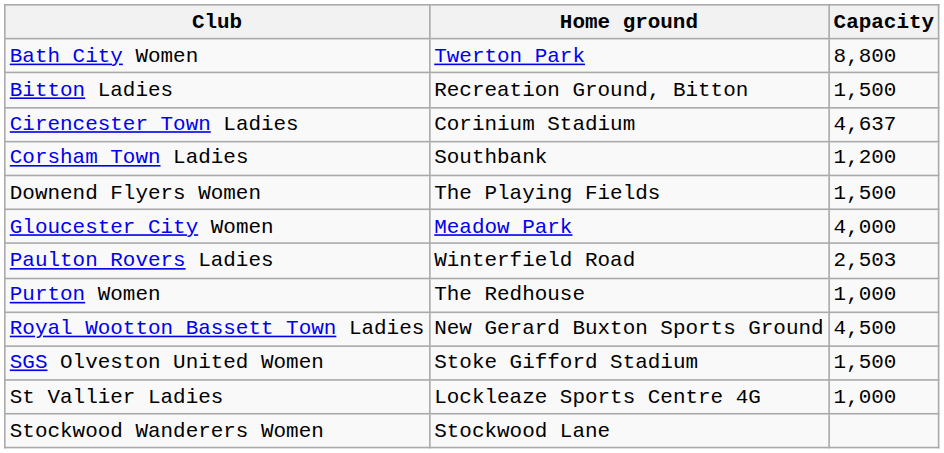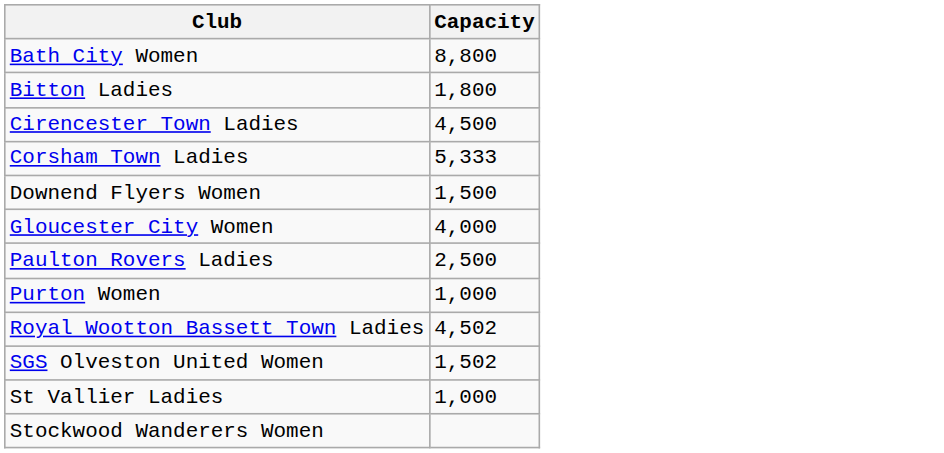- column: (629, 22)
(865, 90) 1,500 -> (466, 90) 1,800
(865, 124) 4,637 -> (466, 124) 4,500
(865, 158) 1,200 -> (466, 158) 5,333
(865, 261) 2,503 -> (466, 261) 2,500
(865, 329) 4,500 -> (466, 329) 4,502
(865, 363) 1,500 -> (466, 363) 1,502
